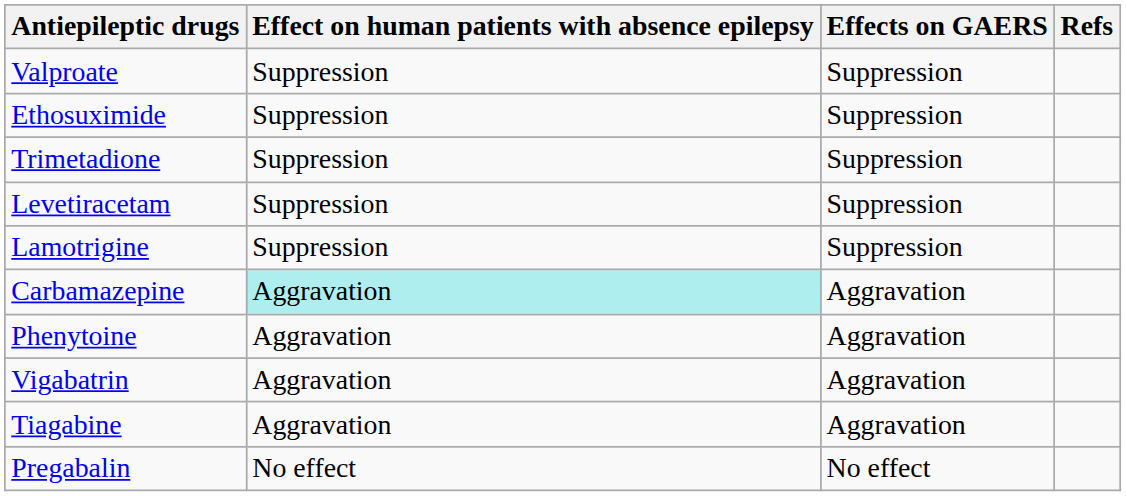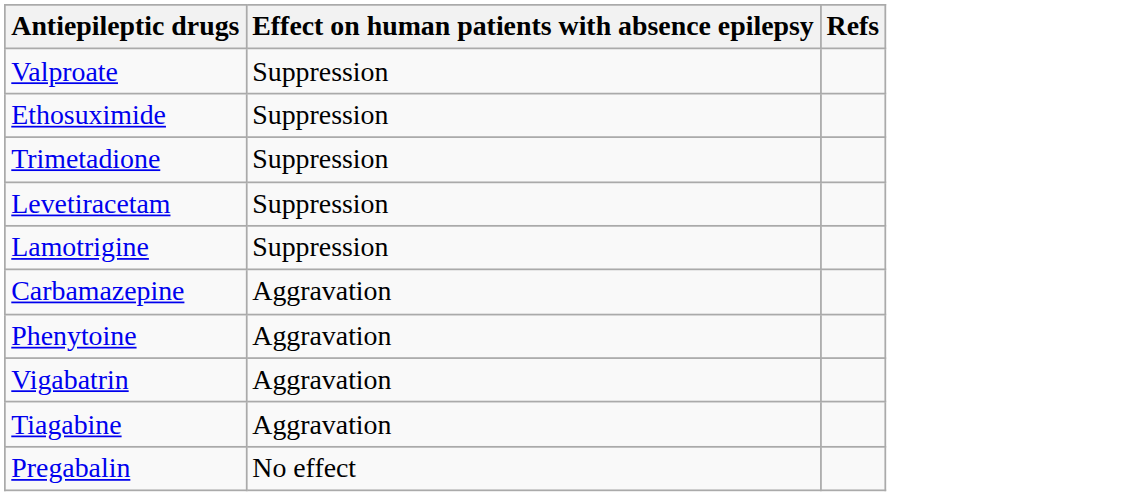- column: (937, 26)
(322, 291) paleturquoise background -> (322, 291) no background
